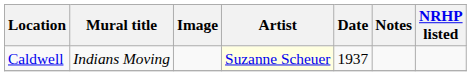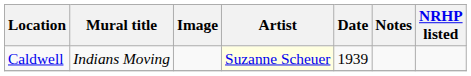(353, 58) 1937 -> (353, 58) 1939
